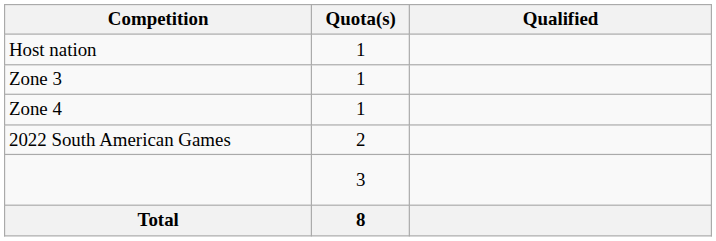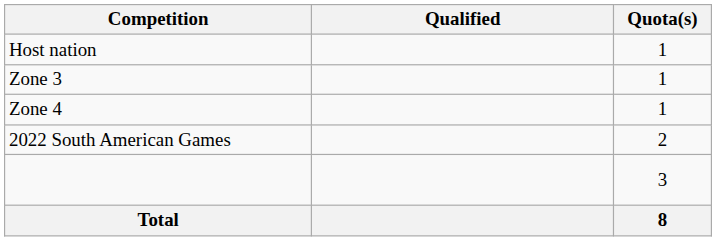columns swapped: (361, 19) <-> (561, 19)
